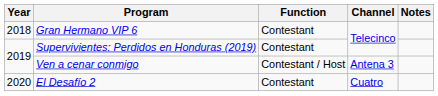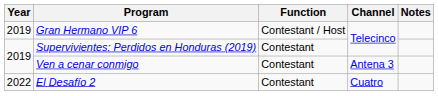(19, 30) 2018 -> (19, 30) 2019
(288, 30) Contestant -> (303, 30) Contestant / Host
(303, 64) Contestant / Host -> (288, 64) Contestant
(19, 82) 2020 -> (19, 82) 2022
